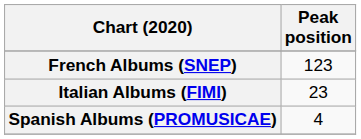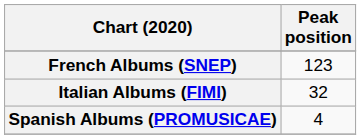(318, 92) 23 -> (318, 92) 32
